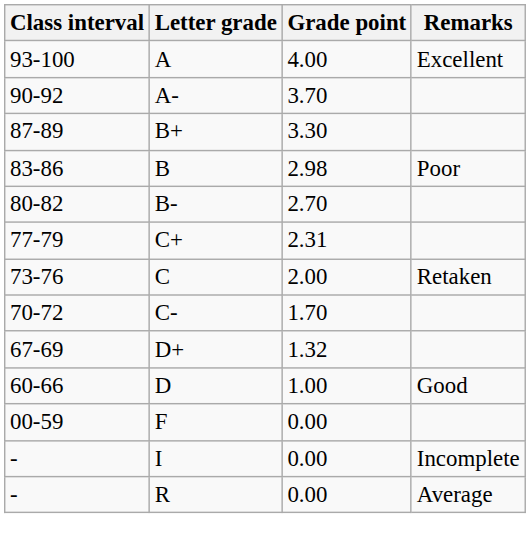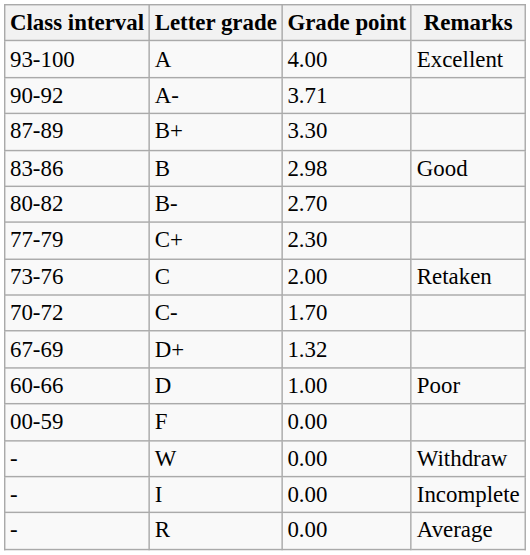(307, 95) 3.70 -> (307, 95) 3.71
(438, 167) Poor -> (442, 167) Good
(307, 240) 2.31 -> (307, 240) 2.30
(442, 385) Good -> (438, 385) Poor
+ row: (165, 458)
